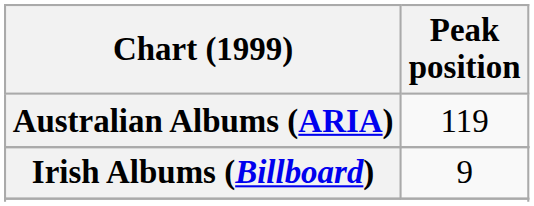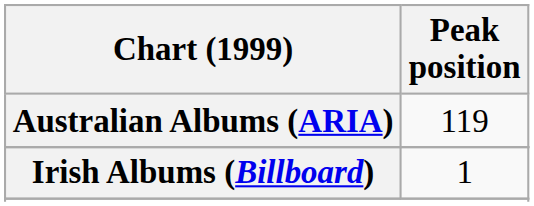(465, 172) 9 -> (465, 172) 1
